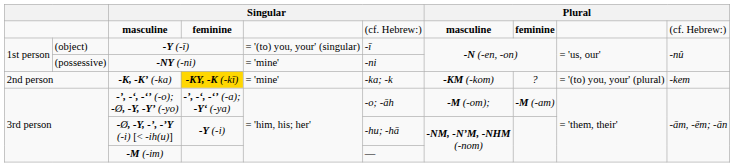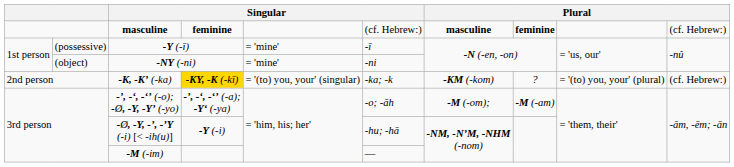(71, 46) (object) -> (81, 46) (possessive)
(303, 46) = '(to) you, your' (singular) -> (262, 46) = 'mine'
(81, 63) (possessive) -> (71, 63) (object)
(262, 79) = 'mine' -> (303, 79) = '(to) you, your' (singular)
(680, 79) -kem -> (698, 79) (cf. Hebrew:)
